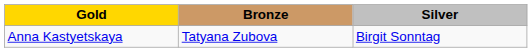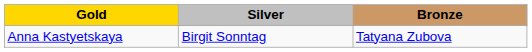columns swapped: (440, 15) <-> (266, 15)
